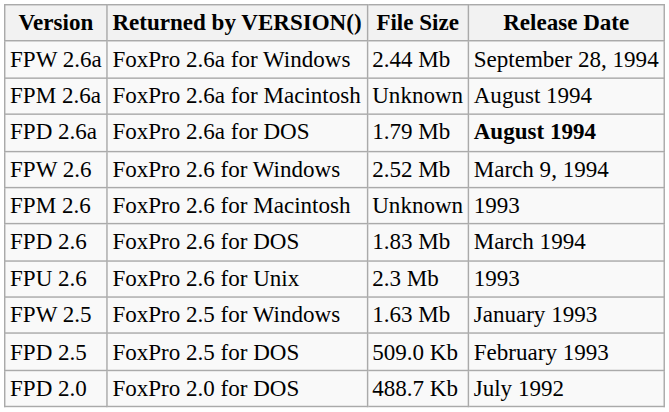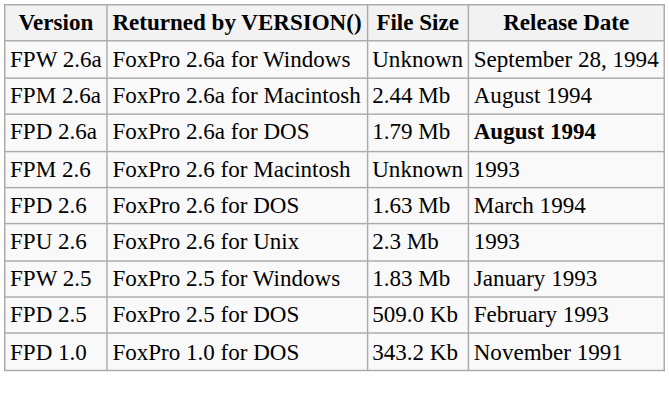(411, 59) 2.44 Mb -> (418, 59) Unknown
(418, 95) Unknown -> (411, 95) 2.44 Mb
- row: (51, 168)
(411, 242) 1.83 Mb -> (411, 205) 1.63 Mb
(411, 315) 1.63 Mb -> (411, 278) 1.83 Mb
- row: (48, 388)
+ row: (48, 351)
